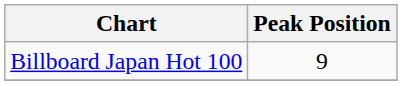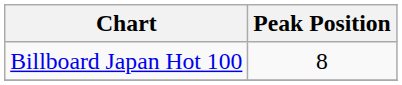(322, 60) 9 -> (322, 60) 8
